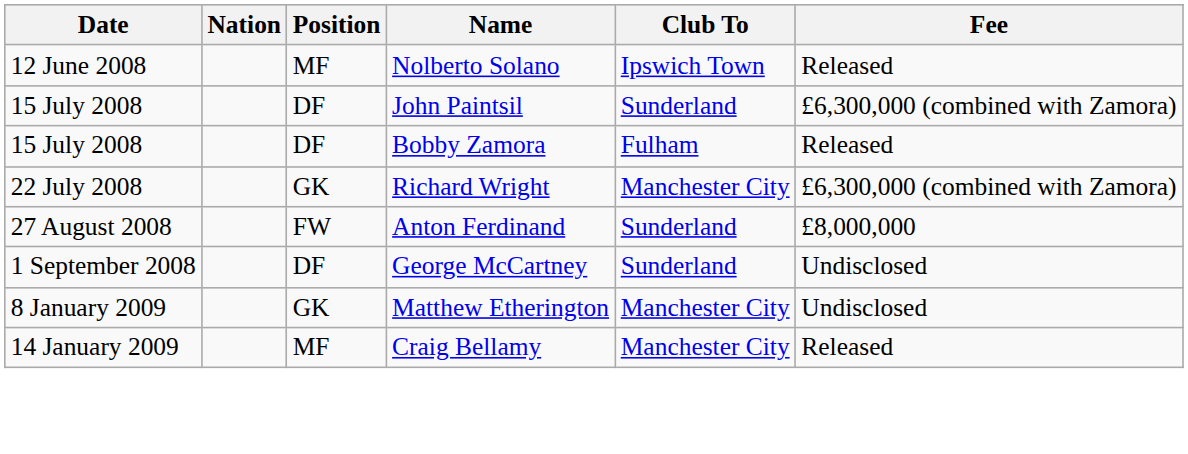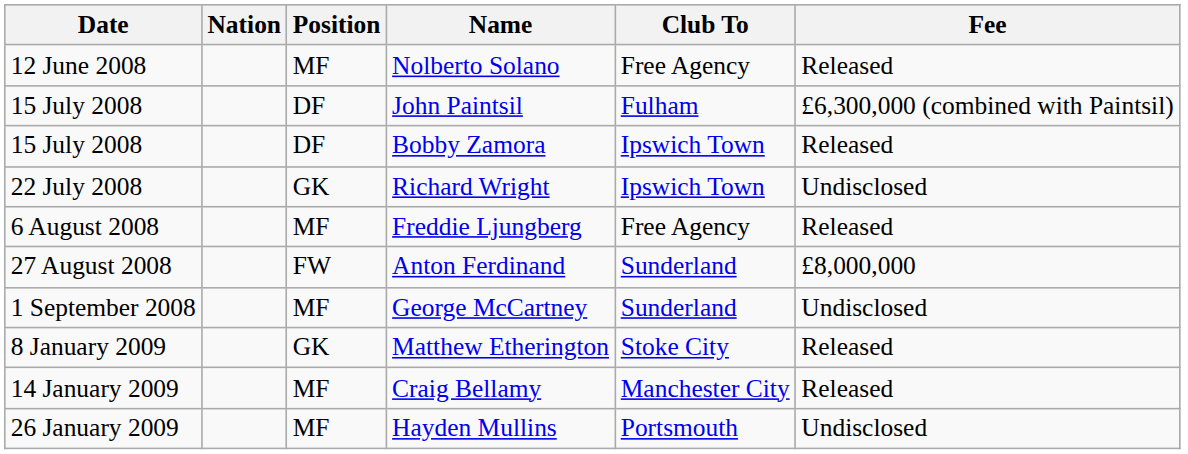(693, 65) Ipswich Town -> (685, 65) Free Agency
(679, 105) Sunderland -> (660, 105) Fulham
(989, 105) £6,300,000 (combined with Zamora) -> (988, 105) £6,300,000 (combined with Paintsil)
(660, 145) Fulham -> (693, 145) Ipswich Town
(705, 186) Manchester City -> (693, 186) Ipswich Town
(989, 186) £6,300,000 (combined with Zamora) -> (864, 186) Undisclosed
+ row: (487, 226)
(309, 266) DF -> (311, 307) MF
(705, 307) Manchester City -> (675, 347) Stoke City
(864, 307) Undisclosed -> (847, 347) Released
+ row: (474, 428)
